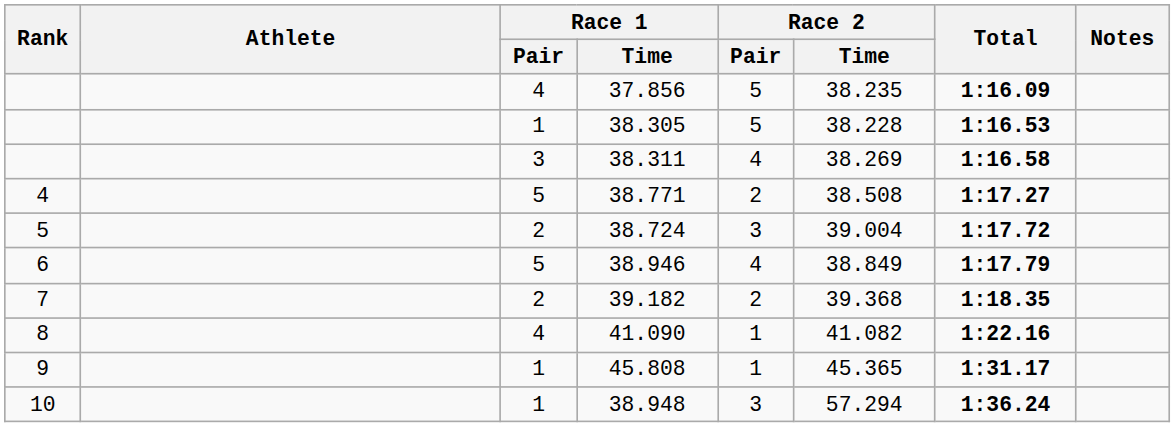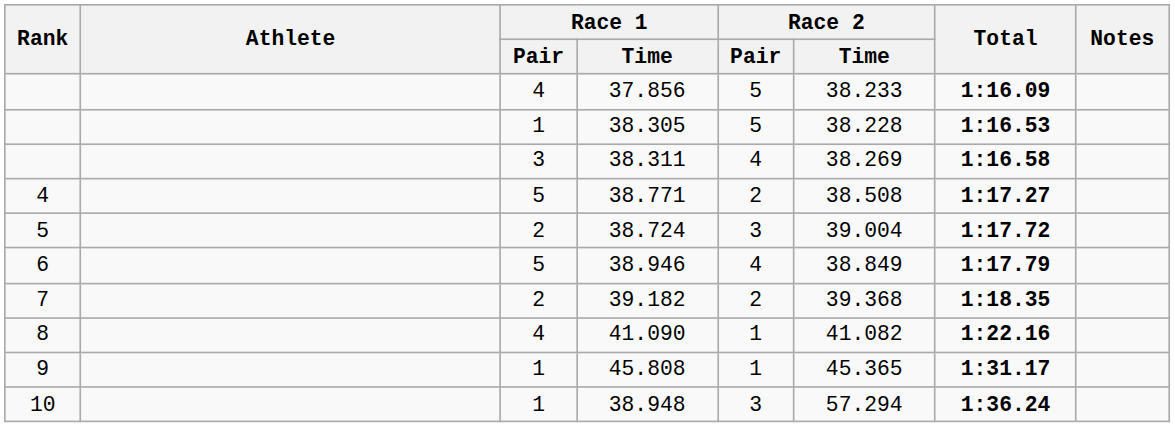(864, 92) 38.235 -> (864, 92) 38.233
